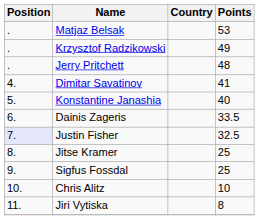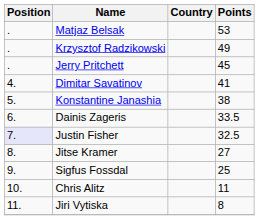(224, 65) 48 -> (224, 65) 45
(224, 100) 40 -> (224, 100) 38
(224, 153) 25 -> (224, 153) 27
(224, 188) 10 -> (224, 188) 11
